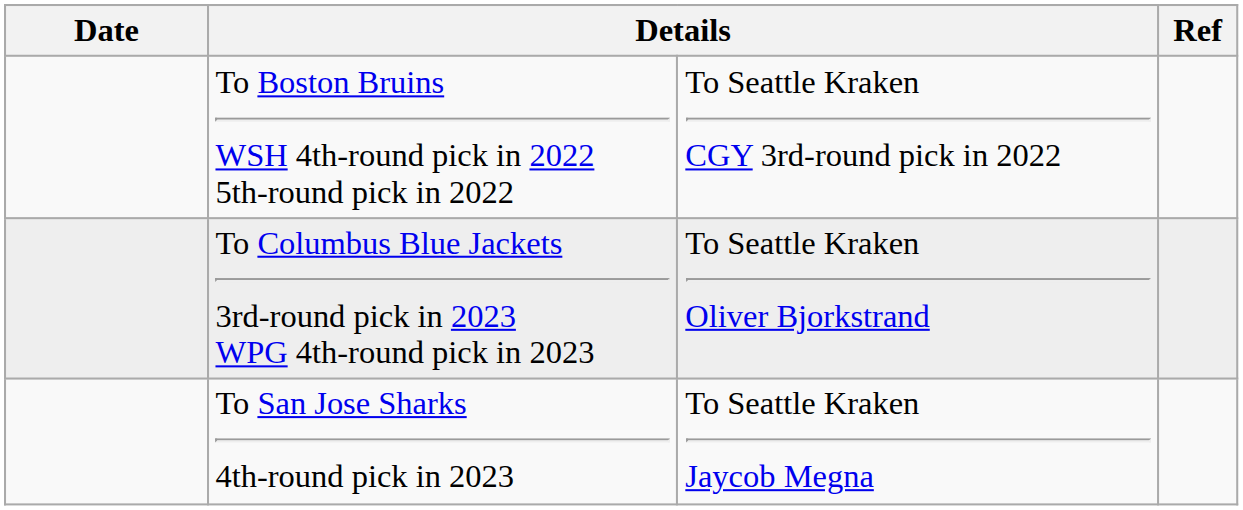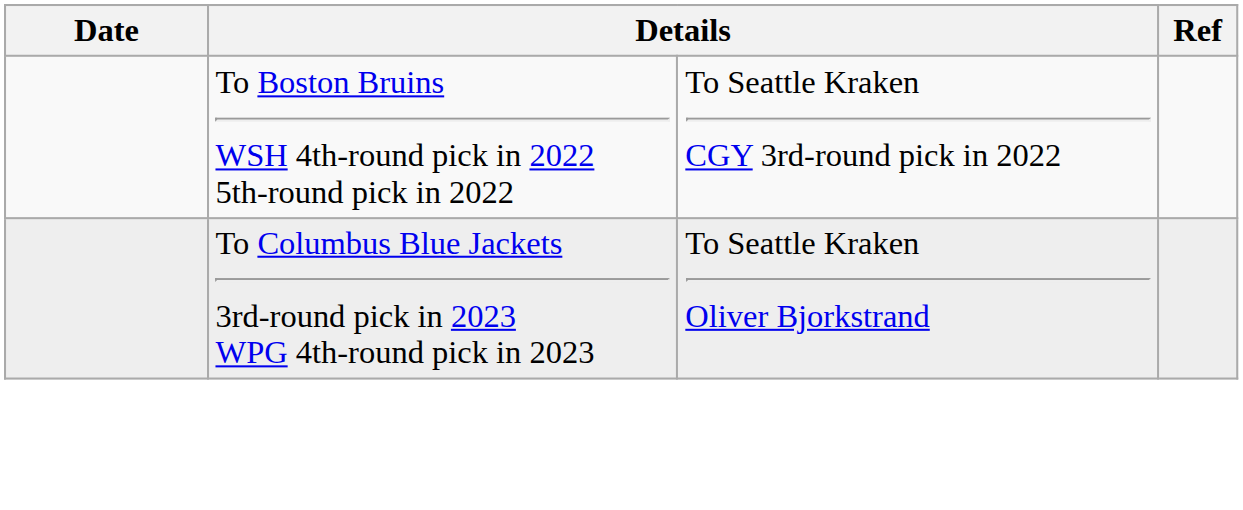- row: (443, 440)
